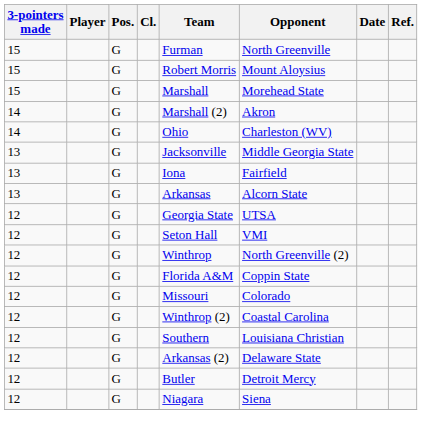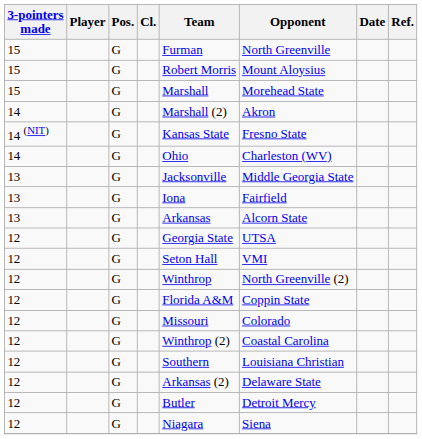+ row: (28, 133)
